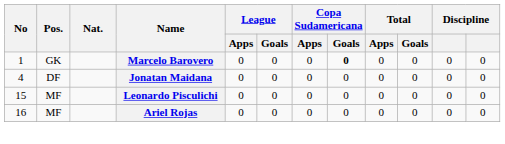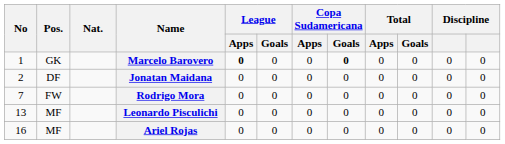(241, 60) normal -> (241, 60) bold
(21, 78) 4 -> (21, 78) 2
+ row: (171, 95)
(21, 95) 15 -> (21, 113) 13
